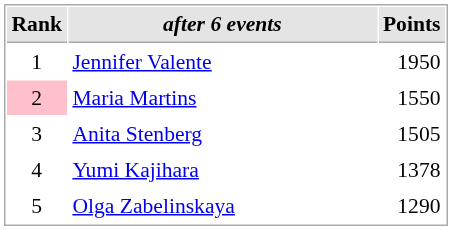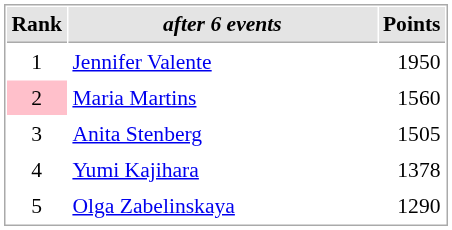(419, 97) 1550 -> (419, 97) 1560
